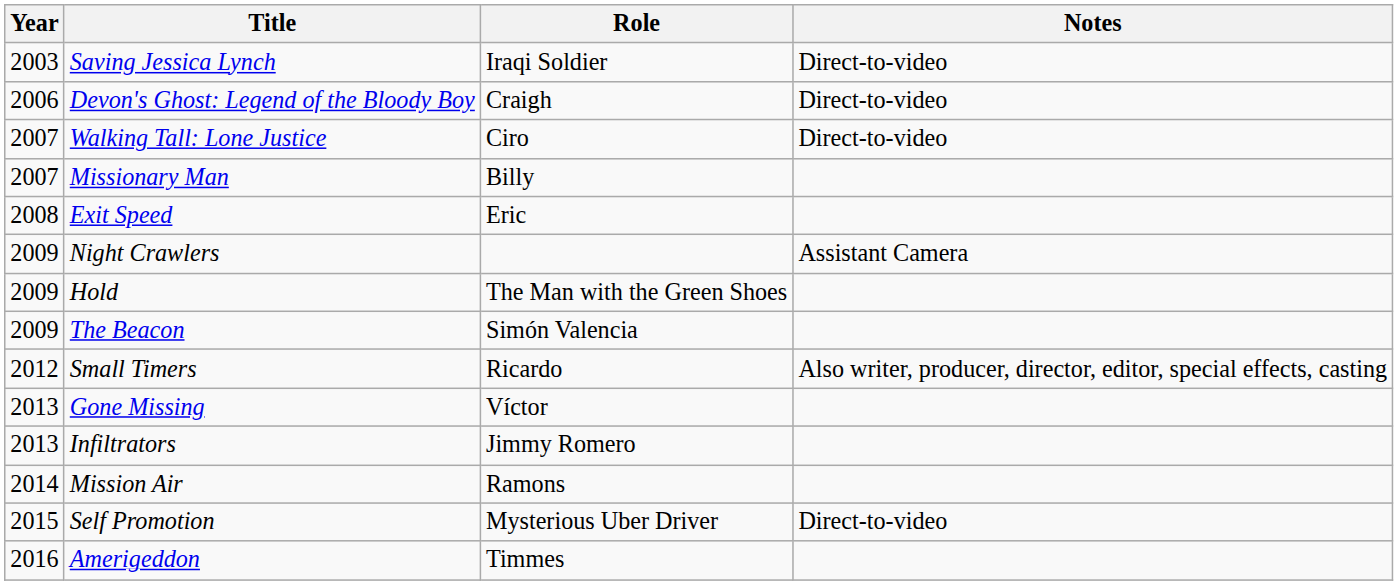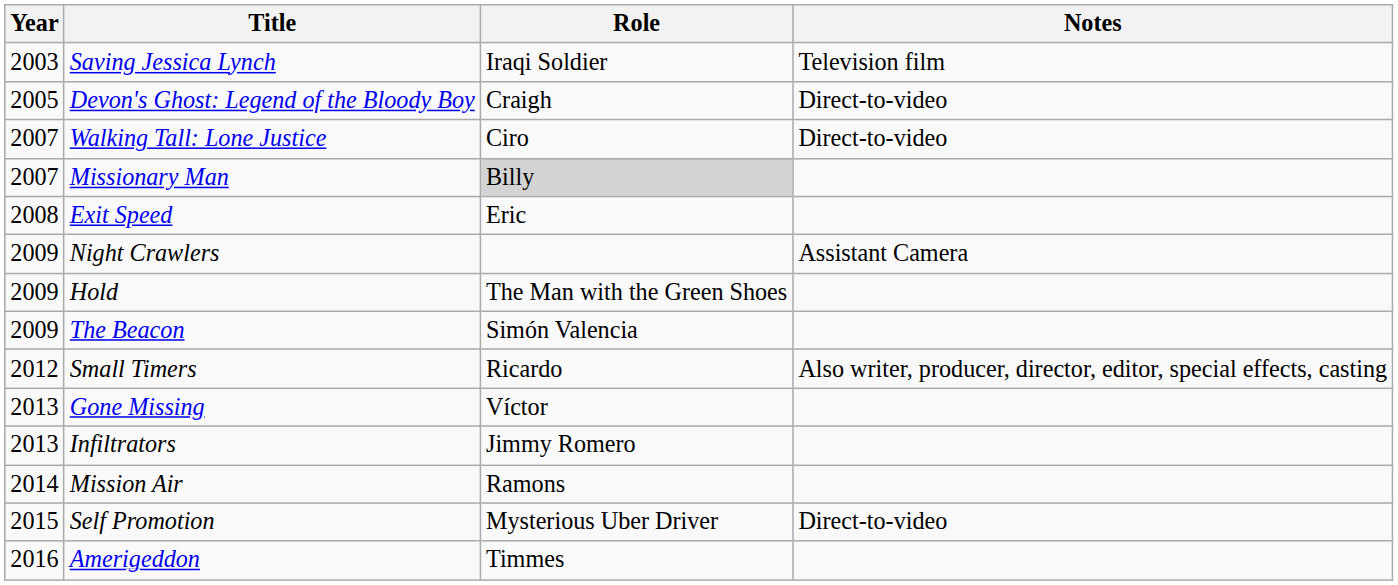(873, 61) Direct-to-video -> (872, 61) Television film
(34, 100) 2006 -> (34, 100) 2005
(510, 176) no background -> (510, 176) lightgrey background
